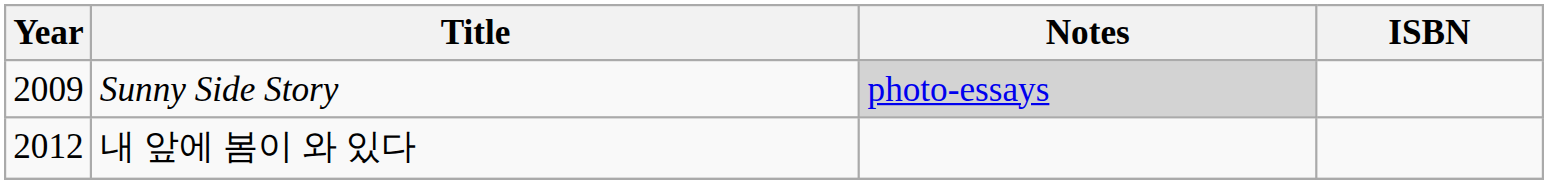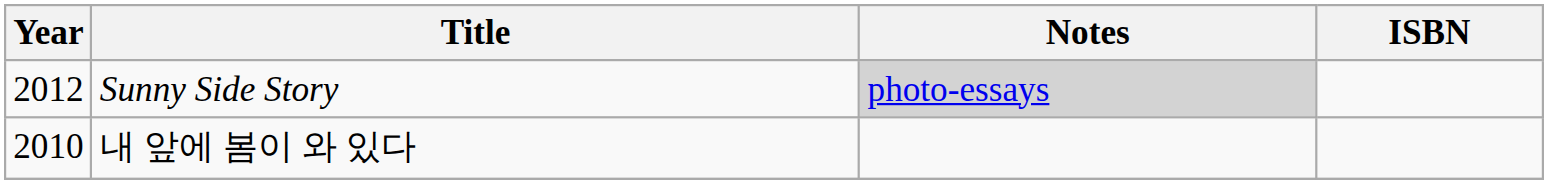(48, 88) 2009 -> (48, 88) 2012
(48, 147) 2012 -> (48, 147) 2010
